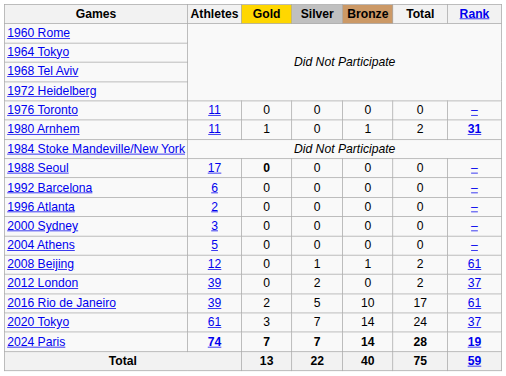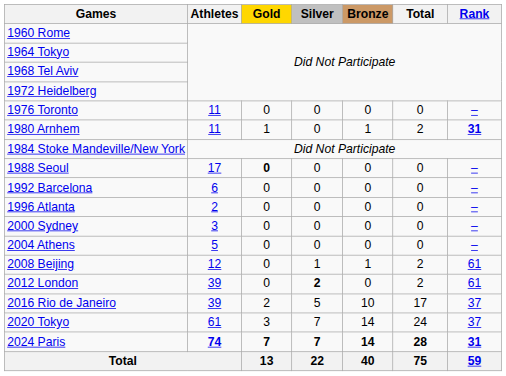(317, 284) normal -> (317, 284) bold
(474, 284) 37 -> (474, 284) 61
(474, 303) 61 -> (474, 303) 37
(474, 341) 19 -> (474, 341) 31
